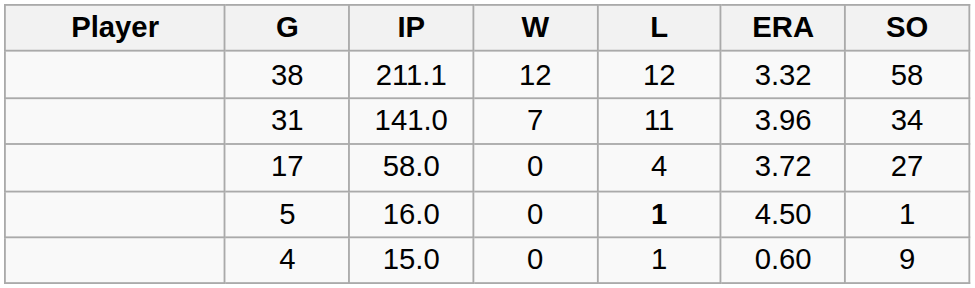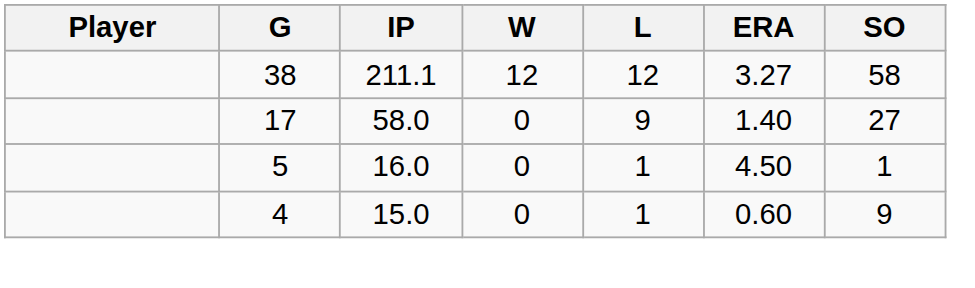(783, 74) 3.32 -> (764, 74) 3.27
- row: (287, 120)
(659, 167) 4 -> (643, 120) 9
(783, 167) 3.72 -> (764, 120) 1.40
(659, 213) bold -> (643, 167) normal
